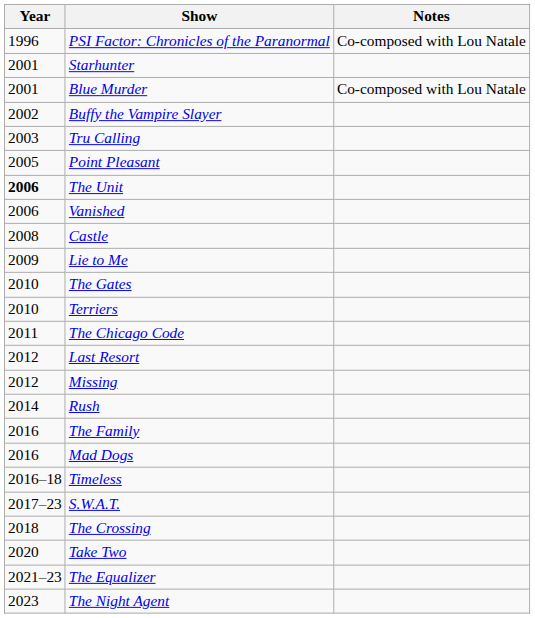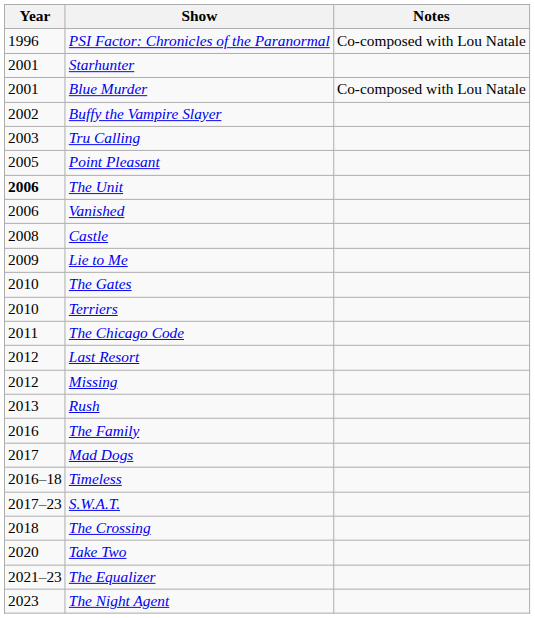(23, 406) 2014 -> (23, 406) 2013
(23, 455) 2016 -> (23, 455) 2017
